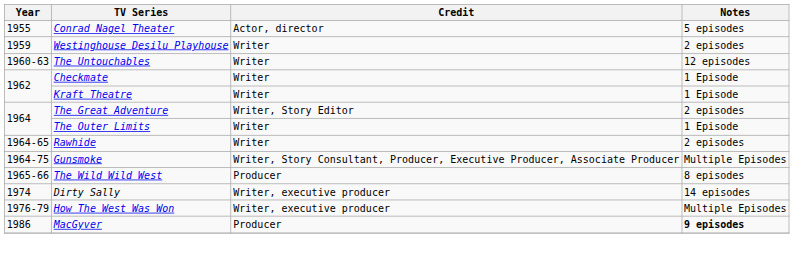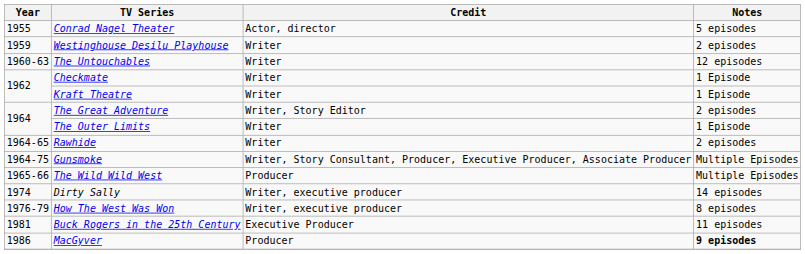(714, 176) 8 episodes -> (747, 176) Multiple Episodes
(735, 208) Multiple Episodes -> (726, 208) 8 episodes
+ row: (147, 225)
